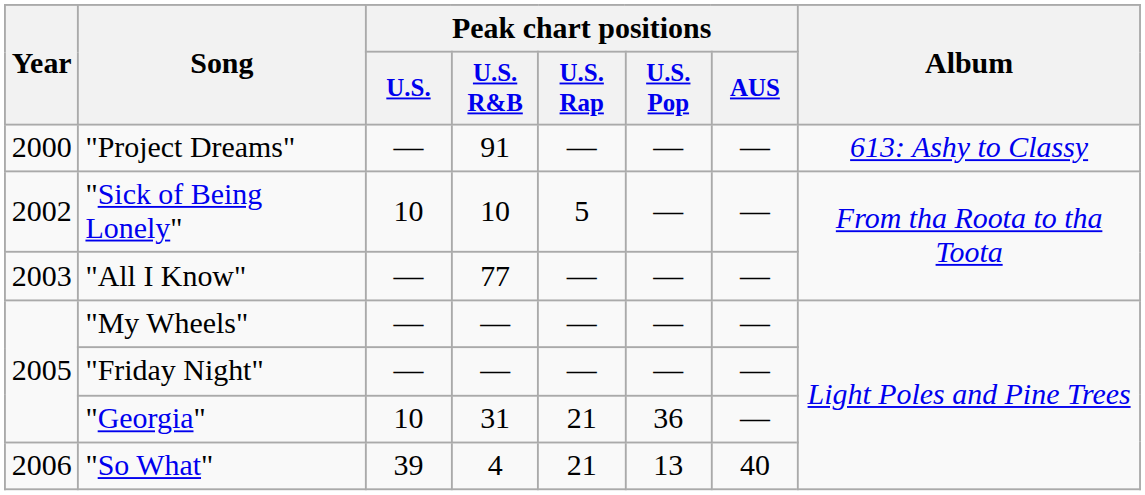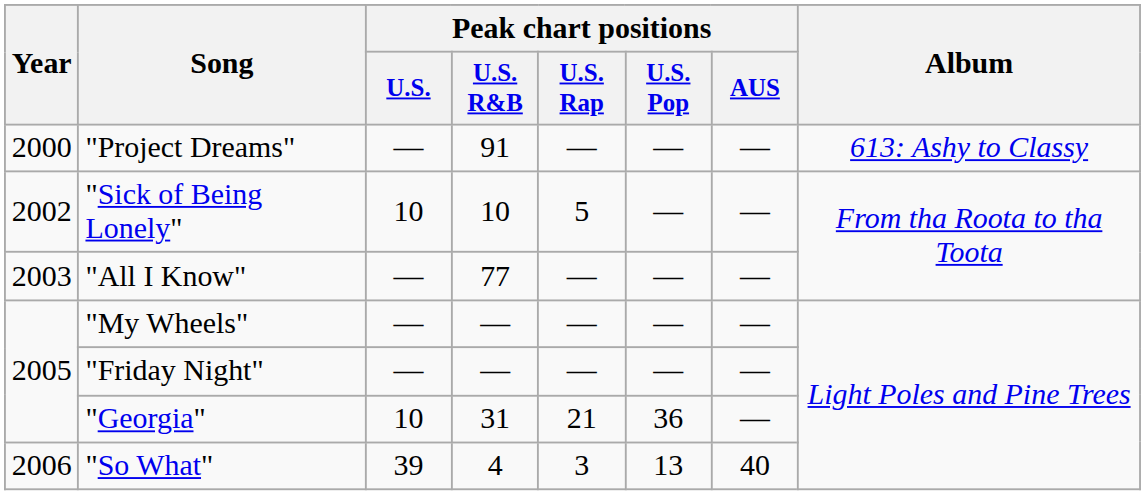(582, 465) 21 -> (582, 465) 3
